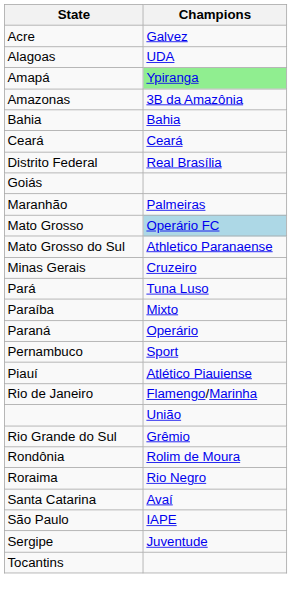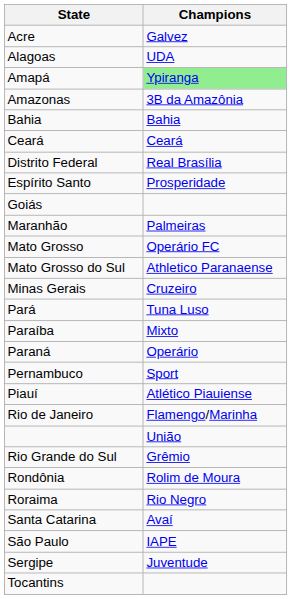+ row: (49, 183)
(183, 225) lightblue background -> (183, 246) no background
